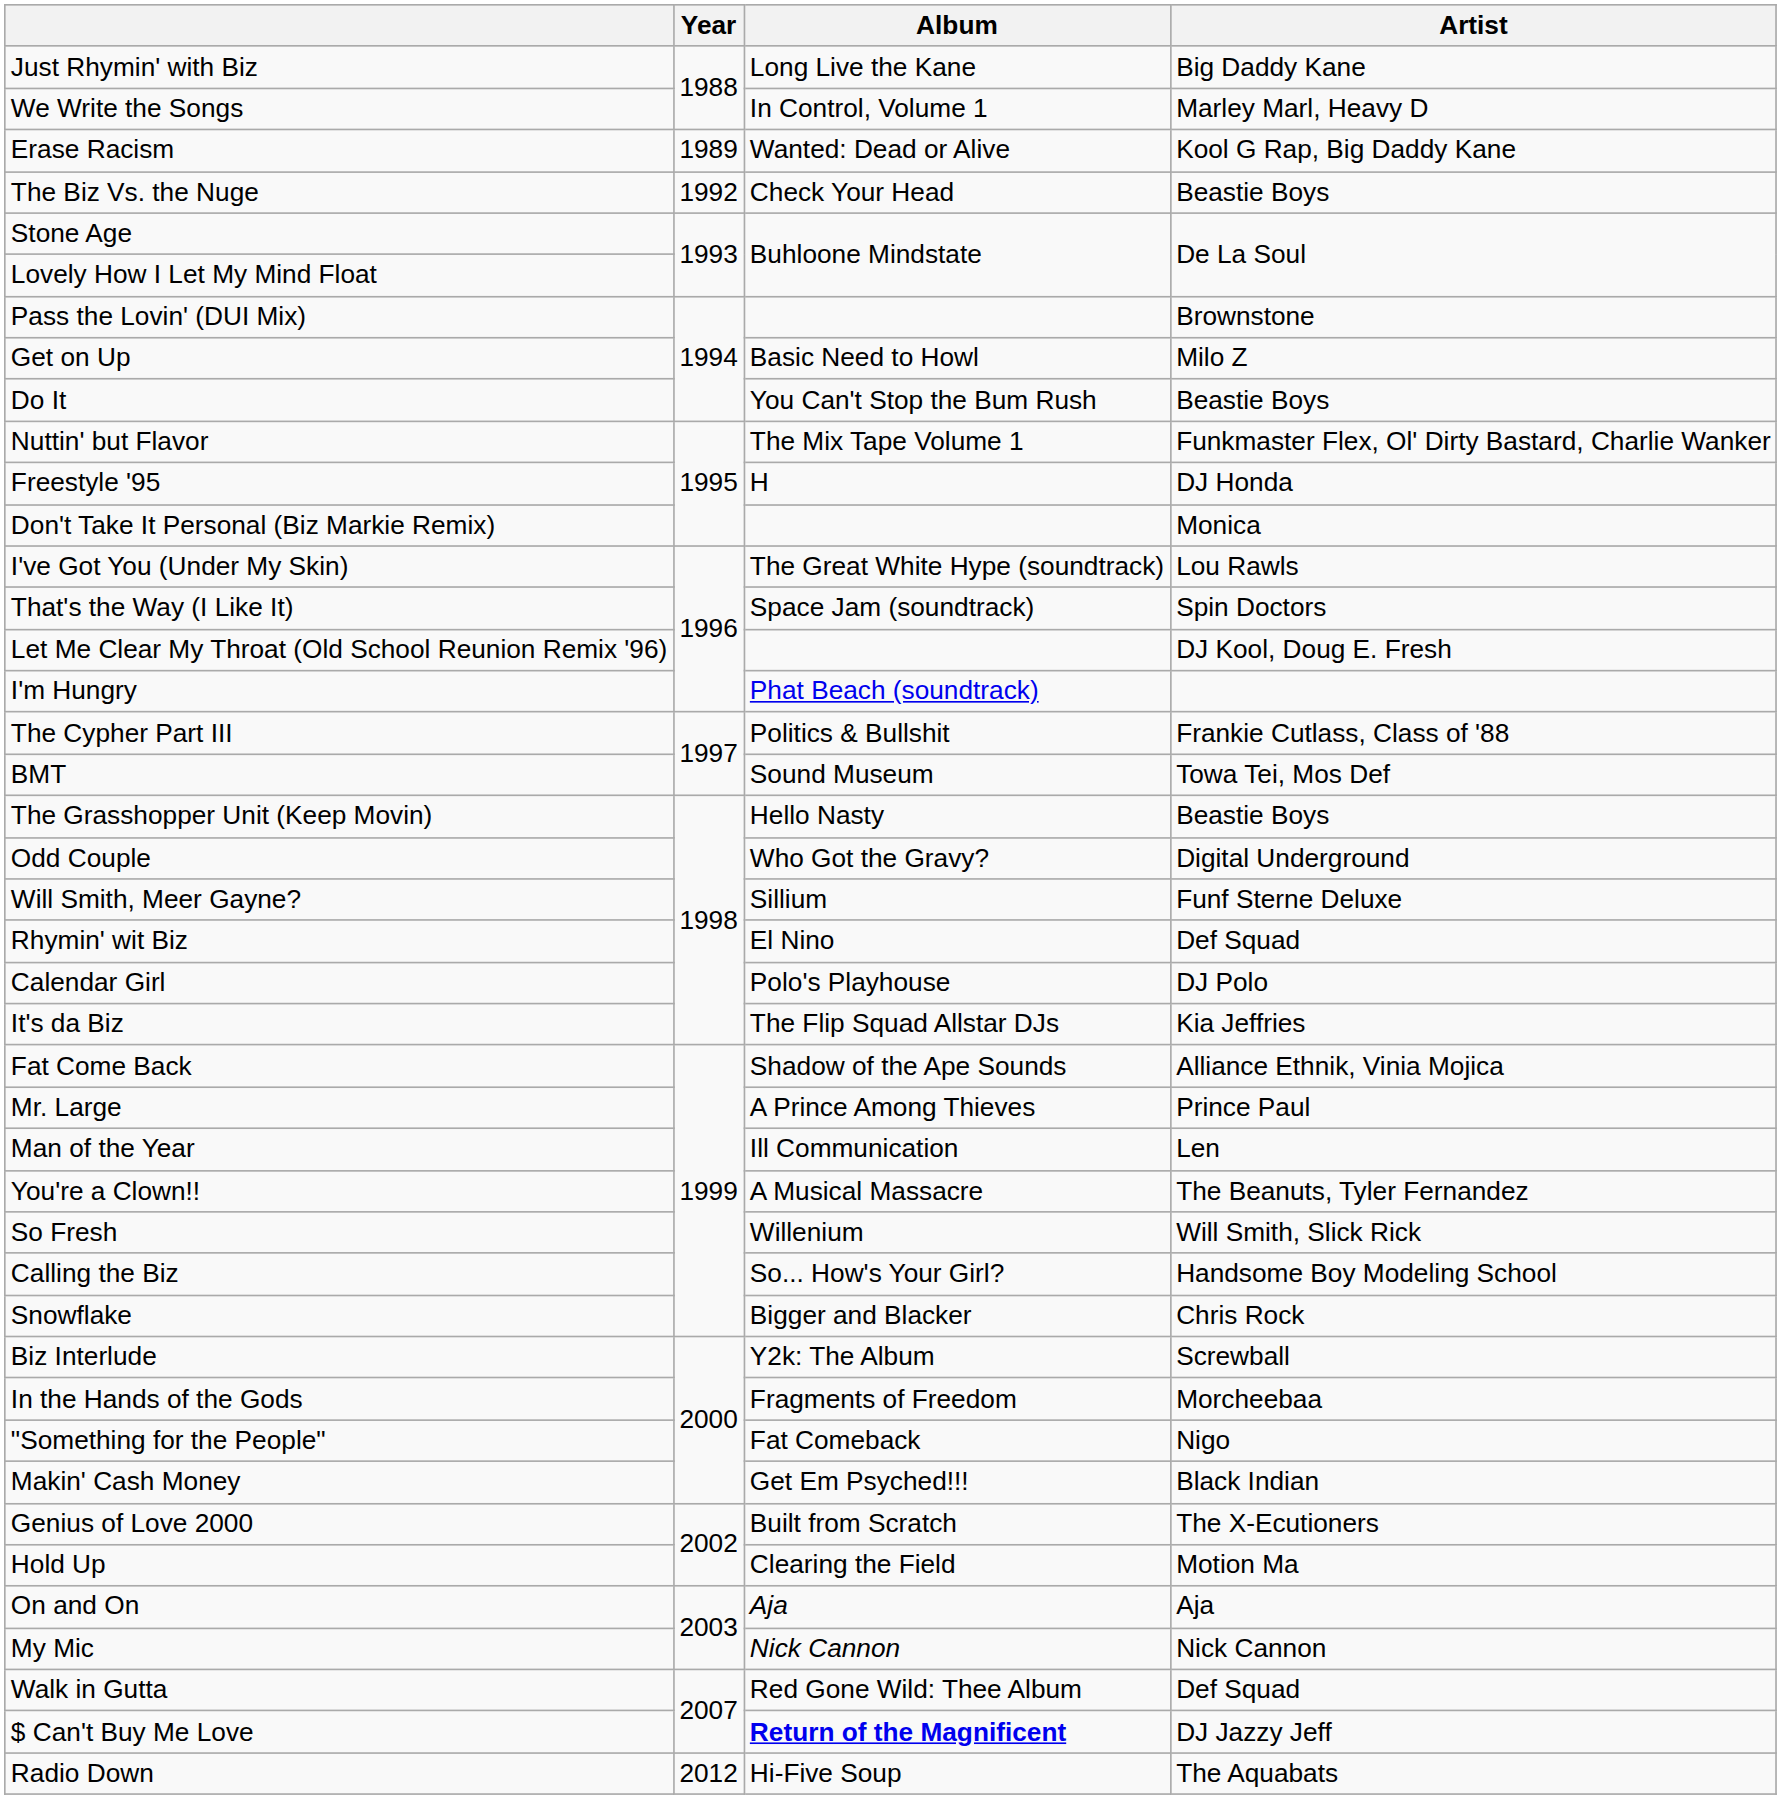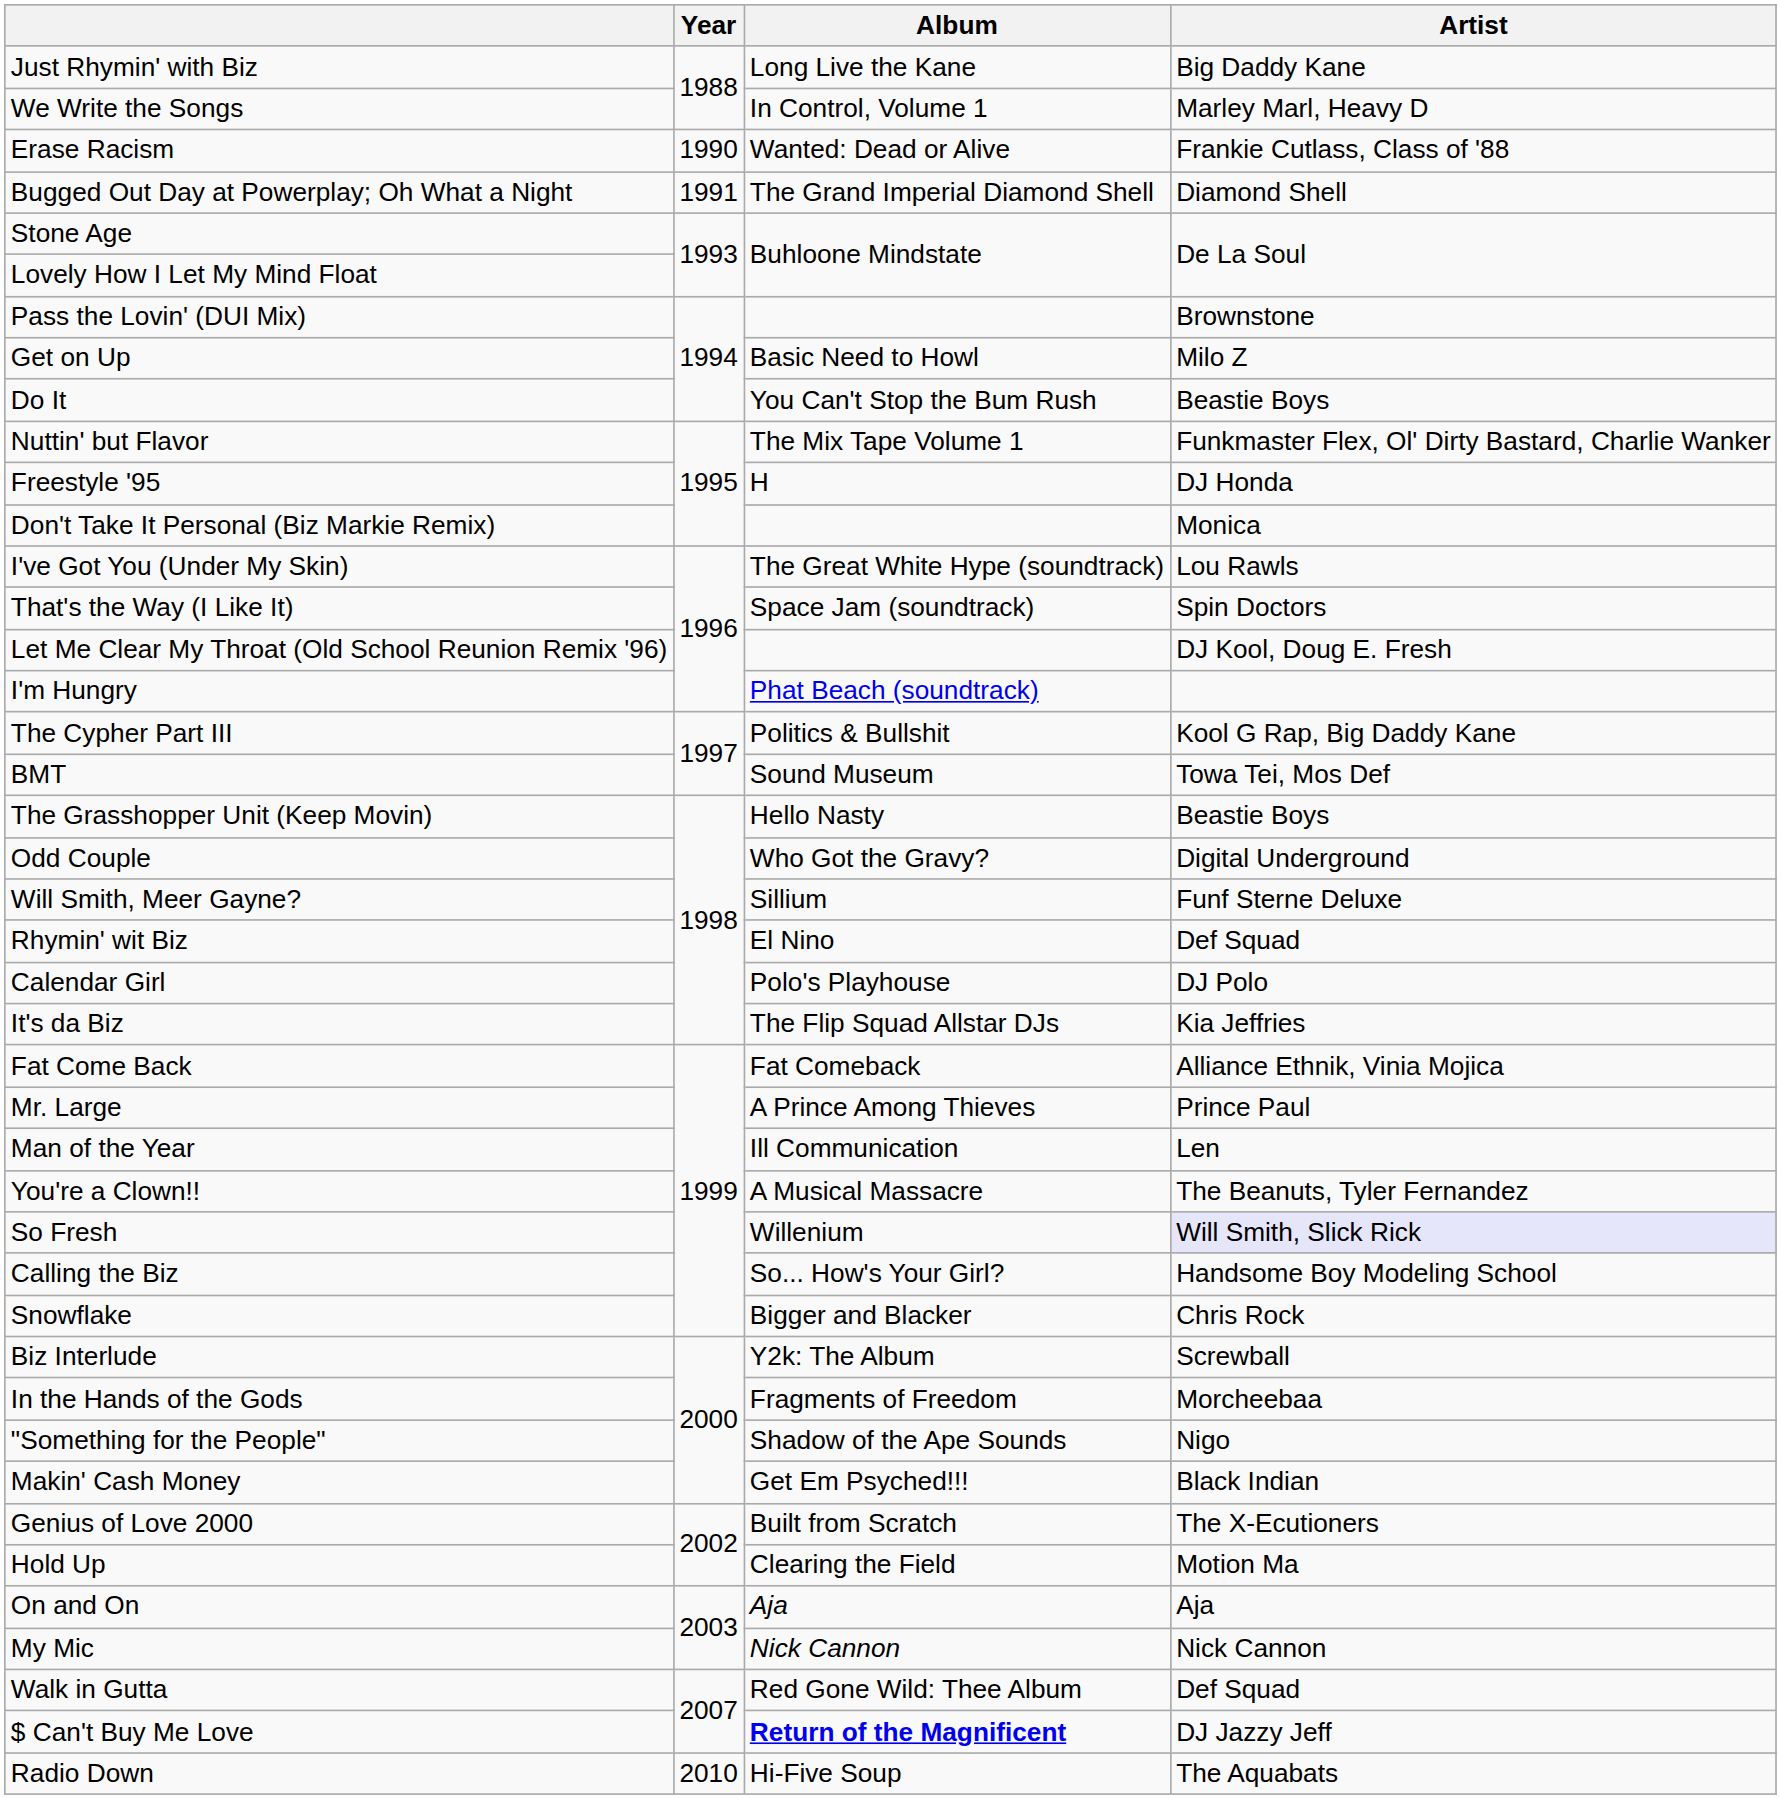(709, 150) 1989 -> (709, 150) 1990
(1346, 150) Kool G Rap, Big Daddy Kane -> (1343, 150) Frankie Cutlass, Class of '88
+ row: (292, 191)
- row: (135, 191)
(1343, 732) Frankie Cutlass, Class of '88 -> (1346, 732) Kool G Rap, Big Daddy Kane
(908, 1065) Shadow of the Ape Sounds -> (835, 1065) Fat Comeback
(1299, 1232) no background -> (1299, 1232) lavender background
(835, 1440) Fat Comeback -> (908, 1440) Shadow of the Ape Sounds
(709, 1773) 2012 -> (709, 1773) 2010
